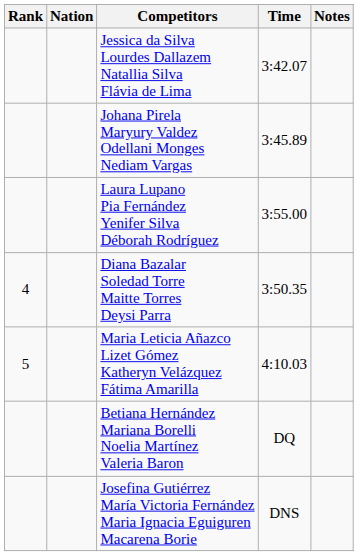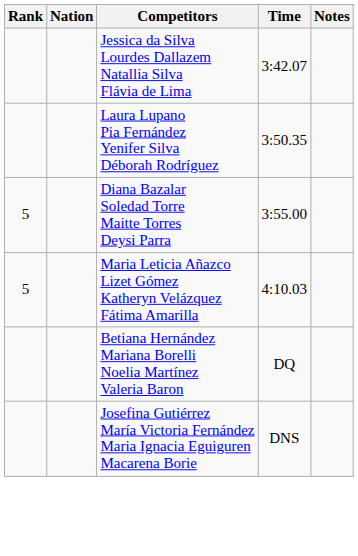- row: (152, 140)
(284, 214) 3:55.00 -> (284, 140) 3:50.35
(25, 289) 4 -> (25, 214) 5
(284, 289) 3:50.35 -> (284, 214) 3:55.00
